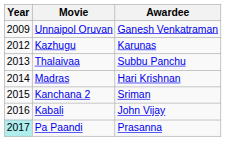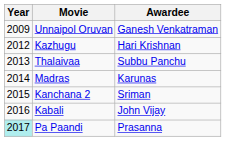(137, 45) Karunas -> (149, 45) Hari Krishnan
(149, 78) Hari Krishnan -> (137, 78) Karunas
